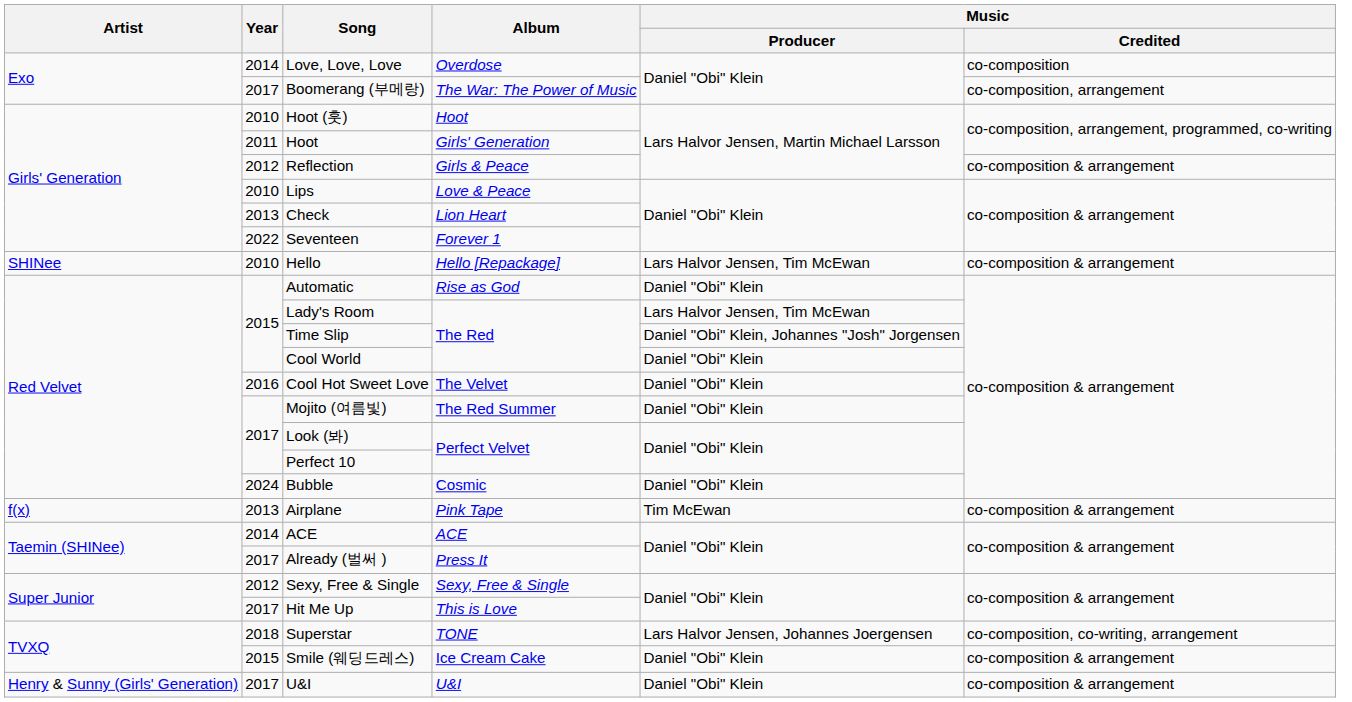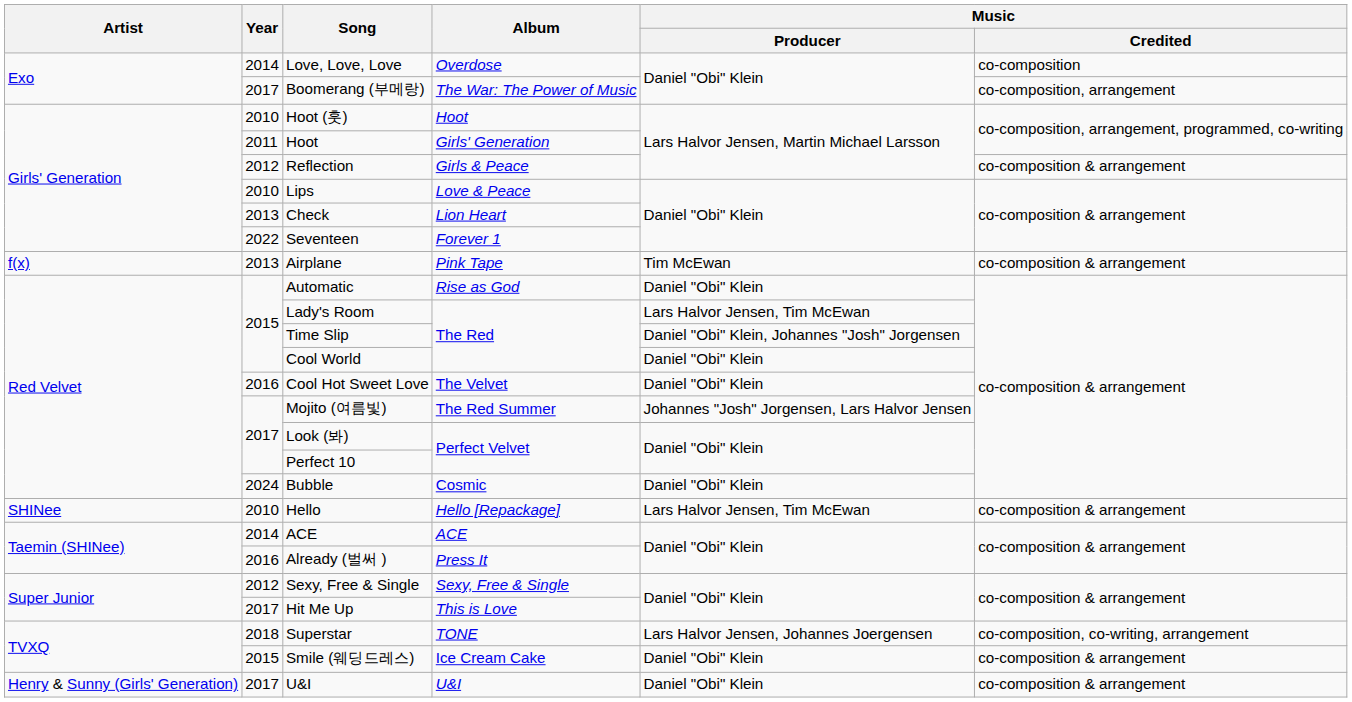rows swapped: (314, 510) <-> (303, 263)
(703, 409) Daniel "Obi" Klein -> (807, 409) Johannes "Josh" Jorgensen, Lars Halvor Jensen
(262, 559) 2017 -> (262, 559) 2016
